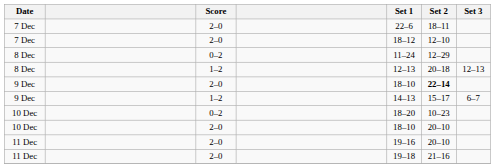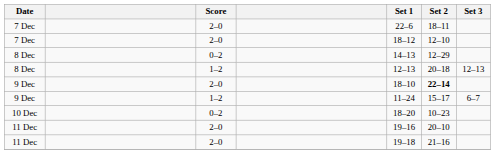(404, 55) 11–24 -> (404, 55) 14–13
(404, 99) 14–13 -> (404, 99) 11–24
- row: (25, 128)
